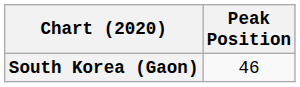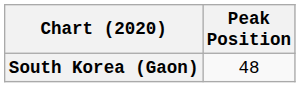(249, 68) 46 -> (249, 68) 48
